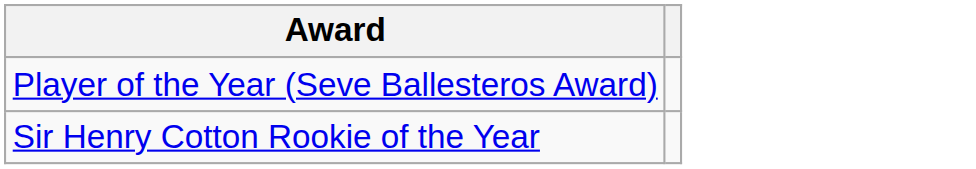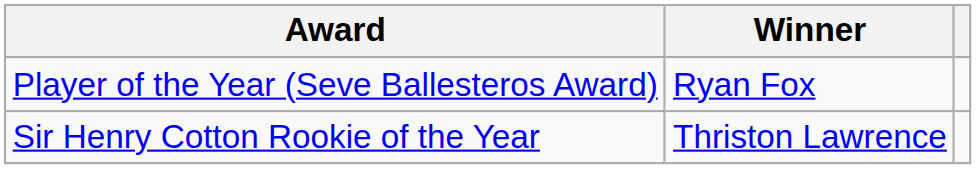+ column: (810, 30)
